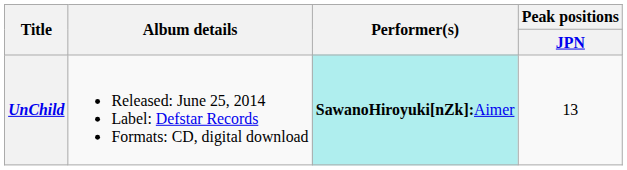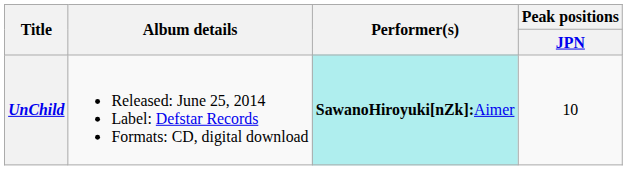(570, 109) 13 -> (570, 109) 10
